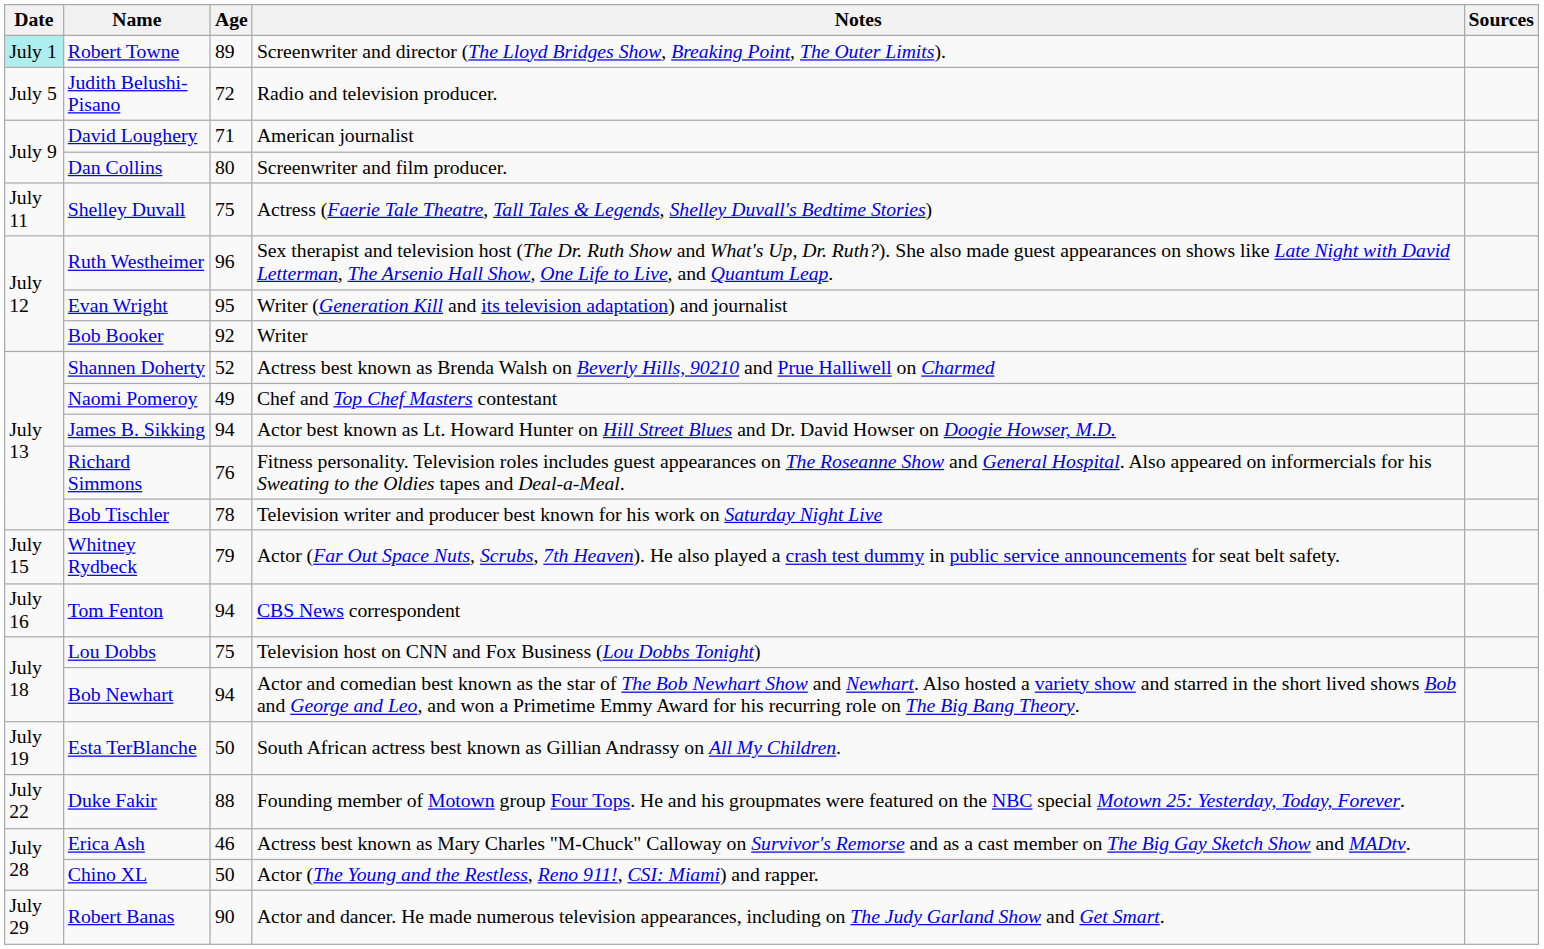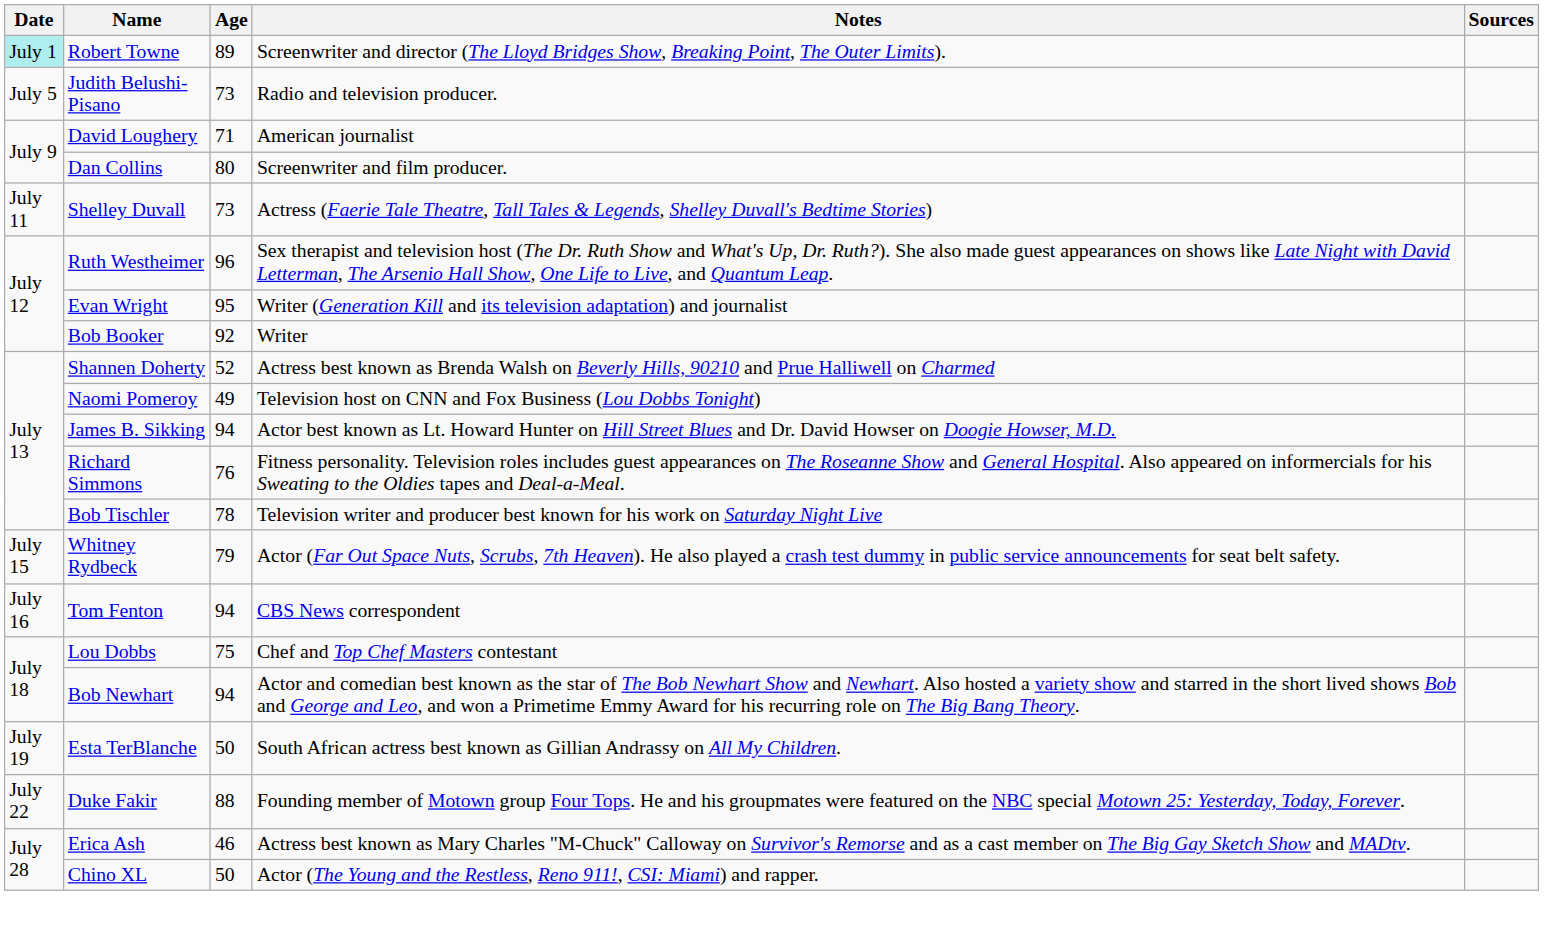(225, 93) 72 -> (225, 93) 73
(225, 209) 75 -> (225, 209) 73
(407, 398) Chef and Top Chef Masters contestant -> (509, 398) Television host on CNN and Fox Business (Lou Dobbs Tonight)
(509, 652) Television host on CNN and Fox Business (Lou Dobbs Tonight) -> (407, 652) Chef and Top Chef Masters contestant
- row: (121, 917)
